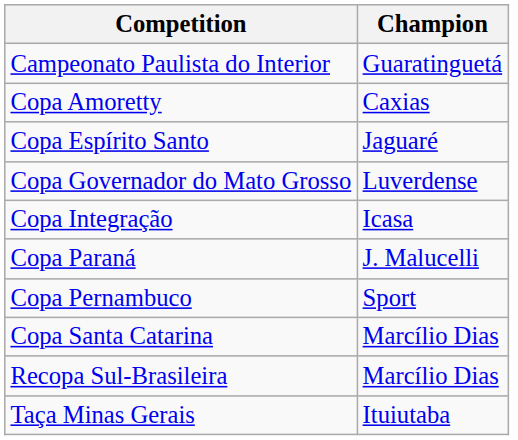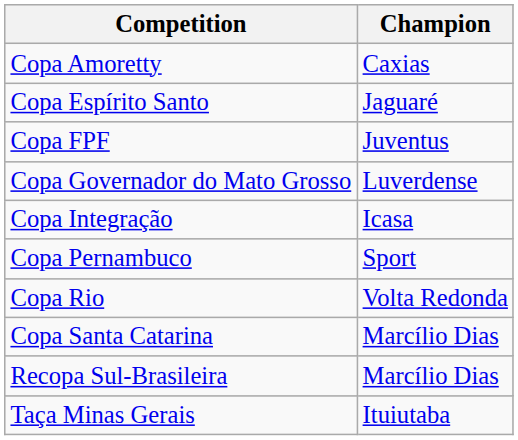- row: (170, 63)
+ row: (60, 141)
- row: (73, 258)
+ row: (57, 297)
